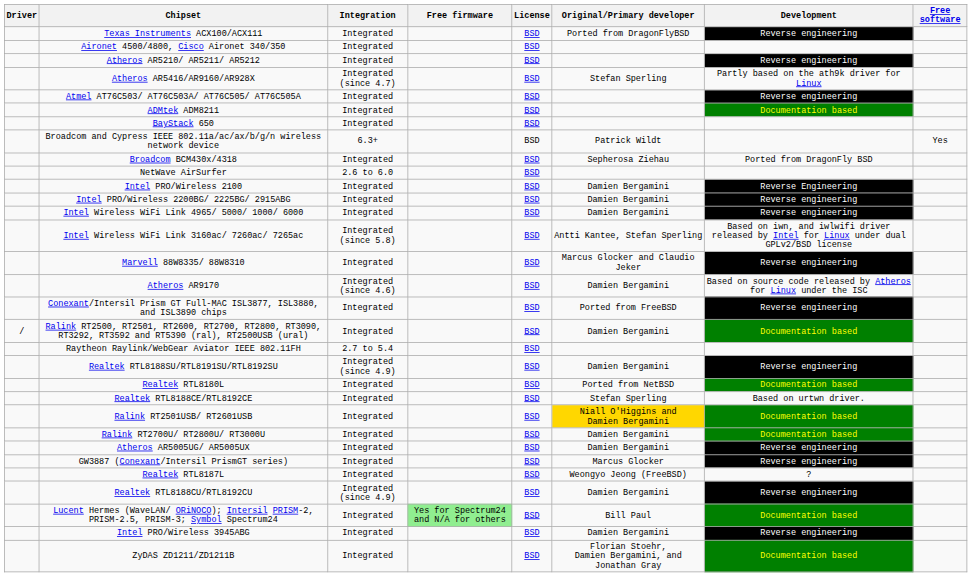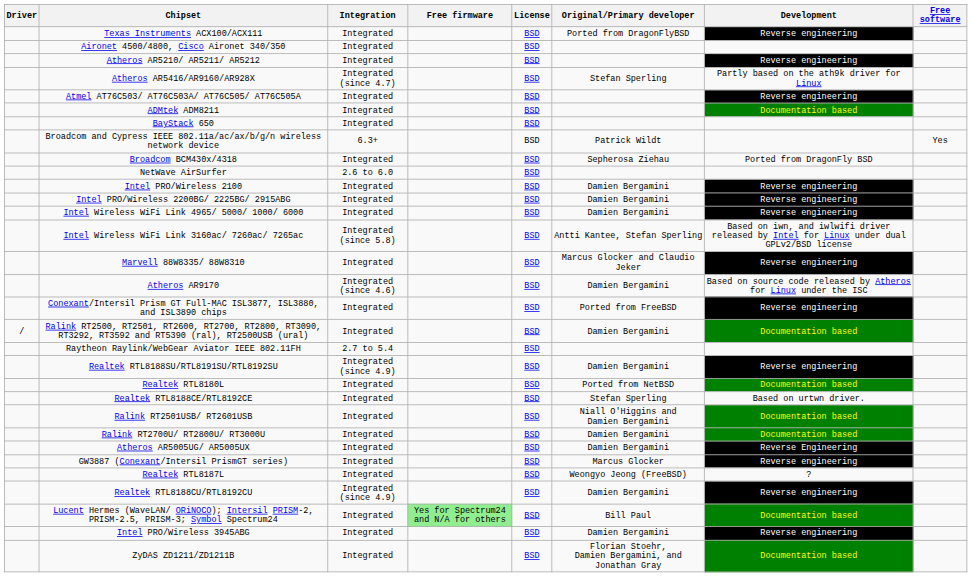(809, 186) Reverse Engineering -> (809, 186) Reverse engineering
(628, 416) gold background -> (628, 416) no background
(809, 448) Reverse engineering -> (809, 448) Reverse Engineering
